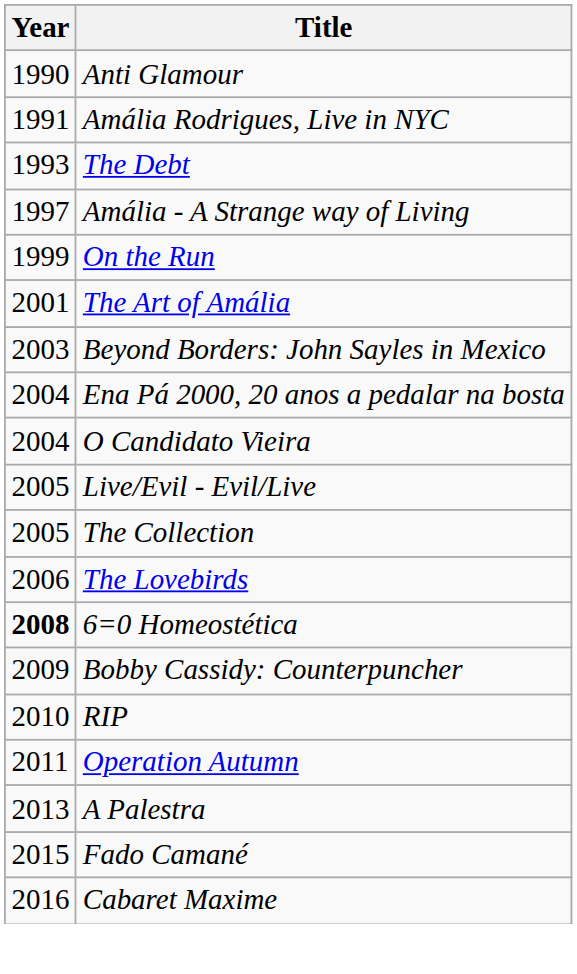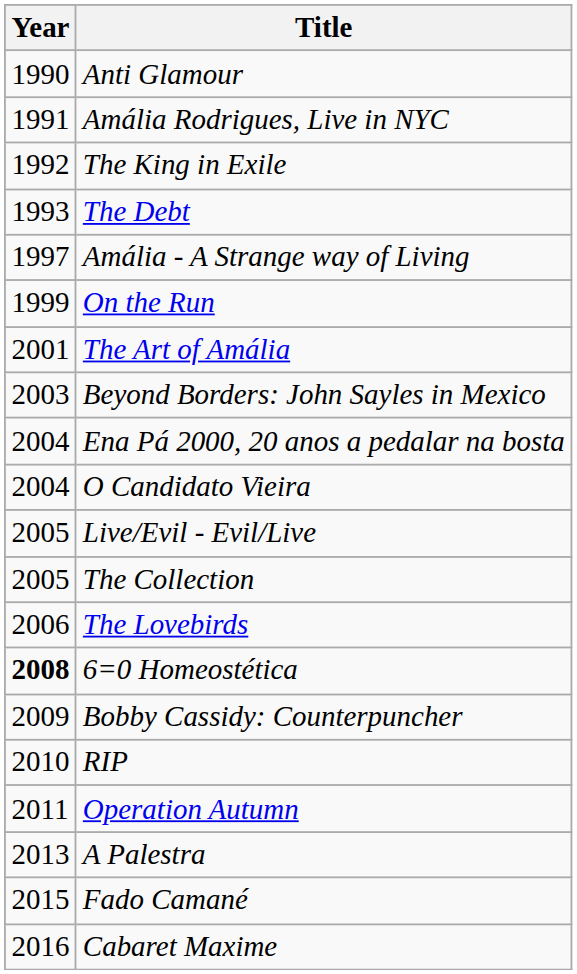+ row: (185, 165)
